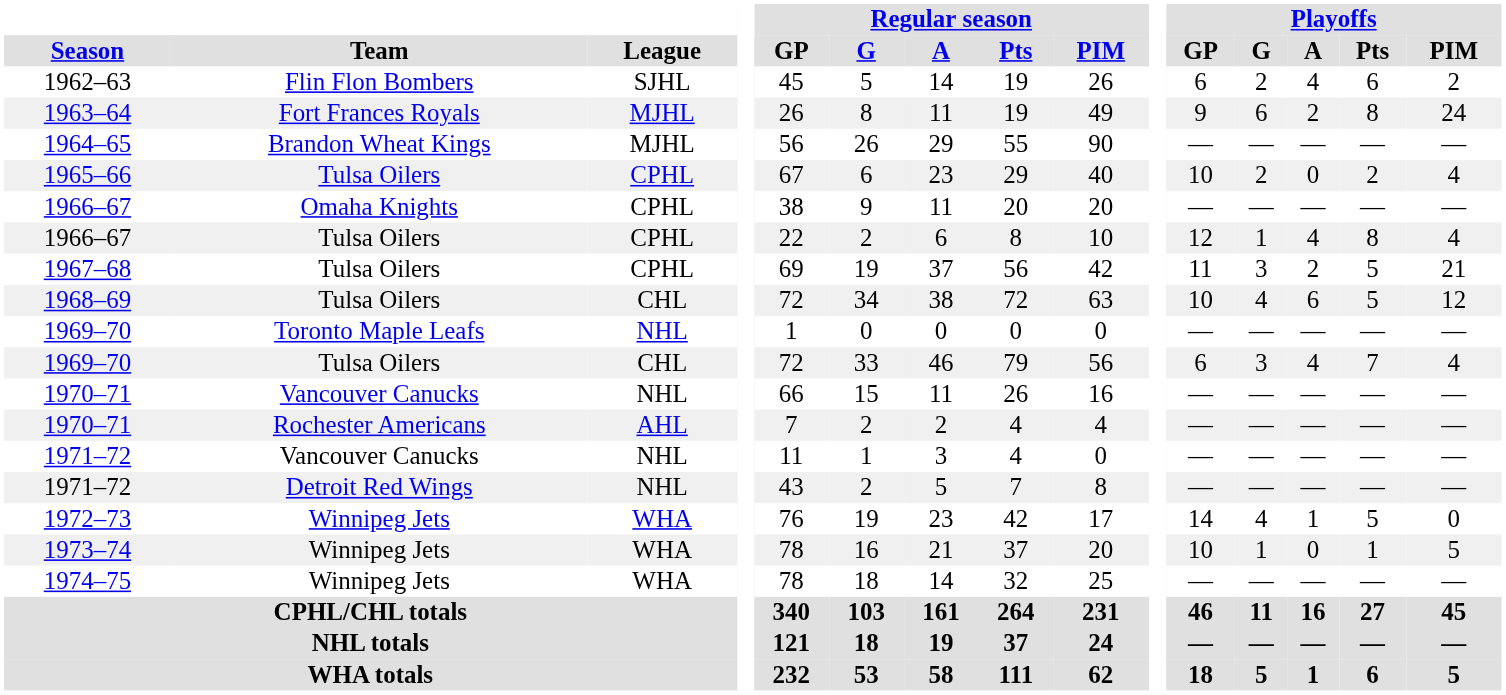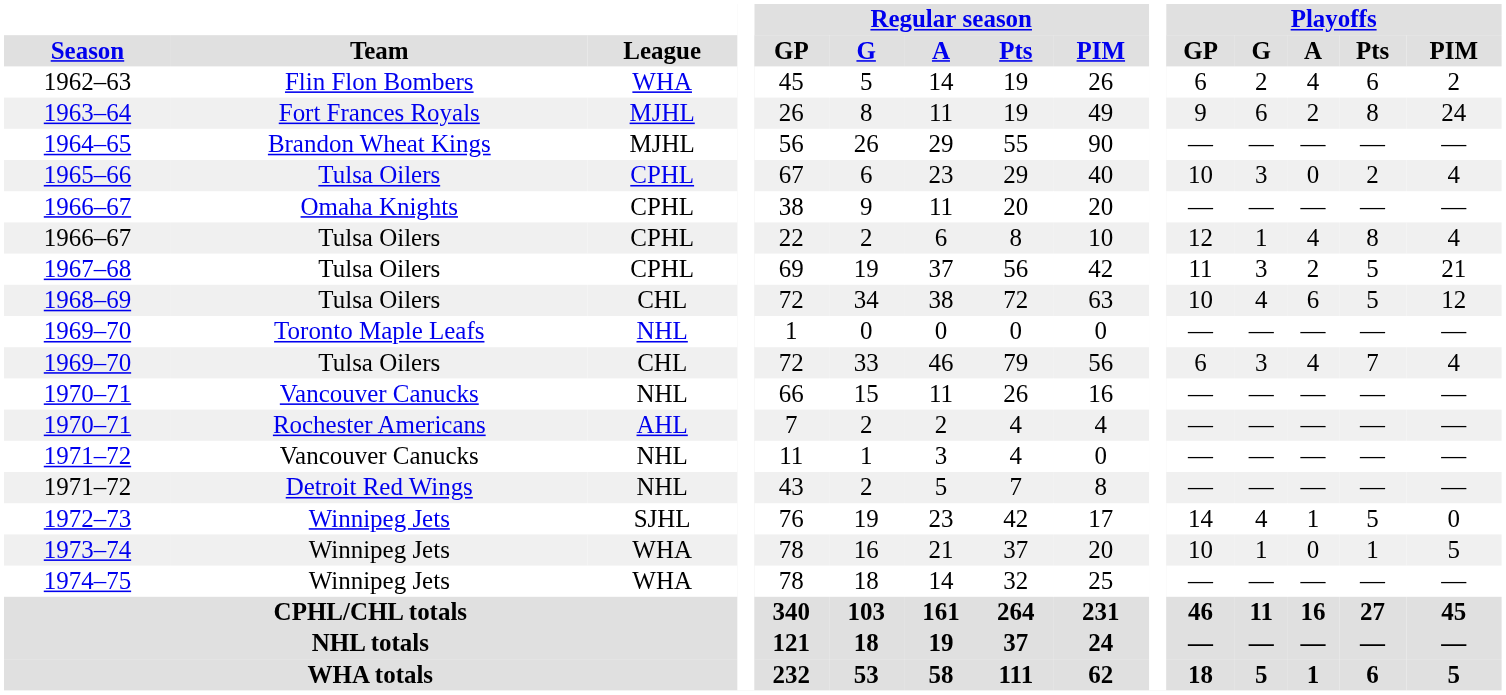(662, 81) SJHL -> (662, 81) WHA
(1261, 175) 2 -> (1261, 175) 3
(662, 518) WHA -> (662, 518) SJHL
